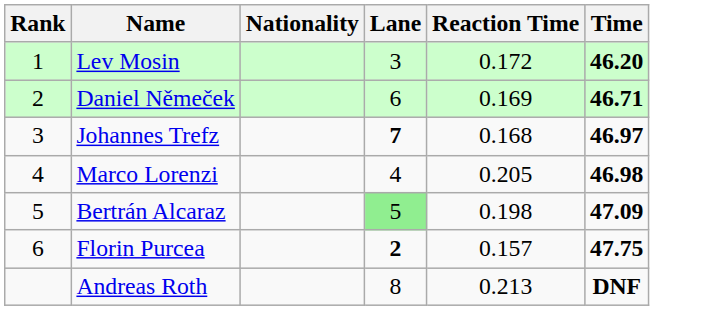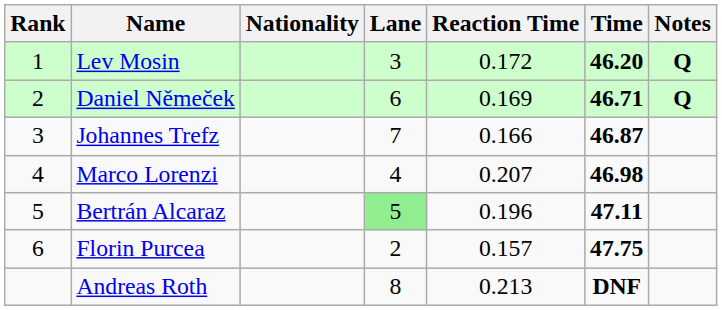+ column: (683, 23)
(395, 135) bold -> (395, 135) normal
(506, 135) 0.168 -> (506, 135) 0.166
(617, 135) 46.97 -> (617, 135) 46.87
(506, 173) 0.205 -> (506, 173) 0.207
(506, 211) 0.198 -> (506, 211) 0.196
(617, 211) 47.09 -> (617, 211) 47.11
(395, 248) bold -> (395, 248) normal
